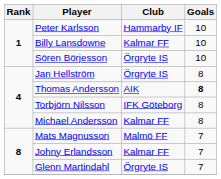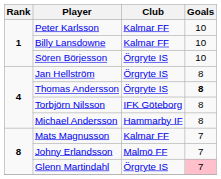(153, 27) Hammarby IF -> (146, 27) Kalmar FF
(131, 89) AIK -> (146, 89) Örgryte IS
(146, 120) Kalmar FF -> (153, 120) Hammarby IF
(145, 136) Malmö FF -> (146, 136) Kalmar FF
(146, 151) Kalmar FF -> (145, 151) Malmö FF
(201, 167) no background -> (201, 167) pink background
